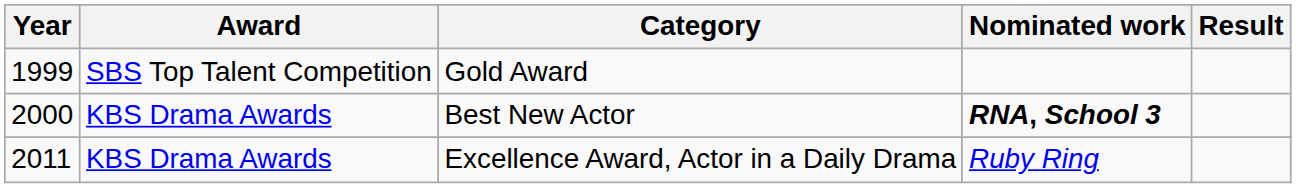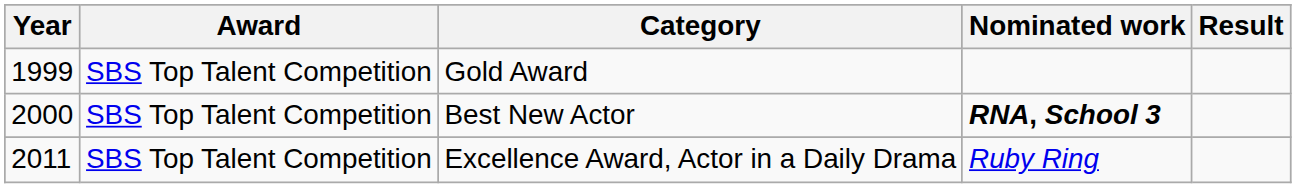(209, 114) KBS Drama Awards -> (259, 114) SBS Top Talent Competition
(209, 159) KBS Drama Awards -> (259, 159) SBS Top Talent Competition
